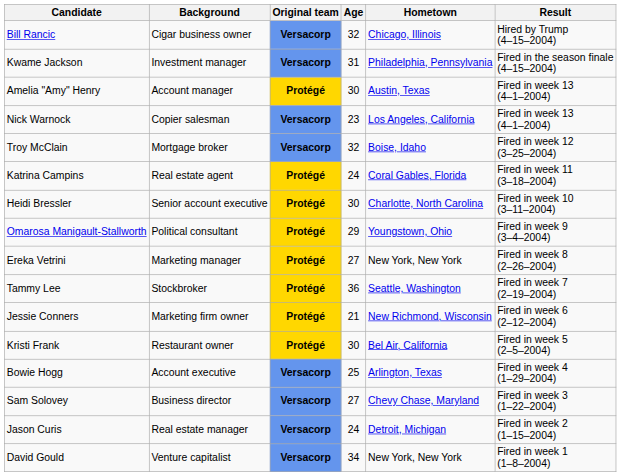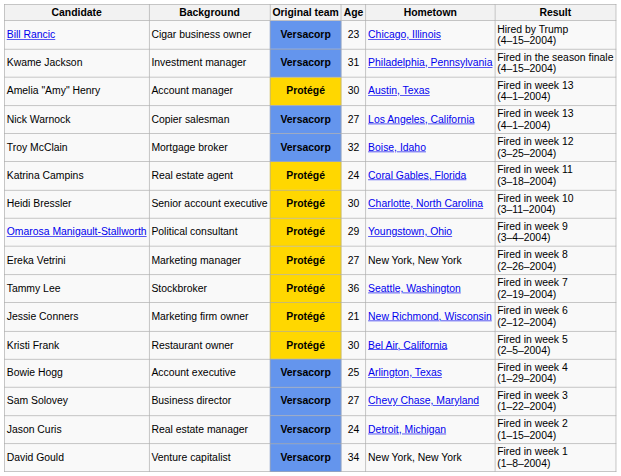(353, 35) 32 -> (353, 35) 23
(353, 119) 23 -> (353, 119) 27
